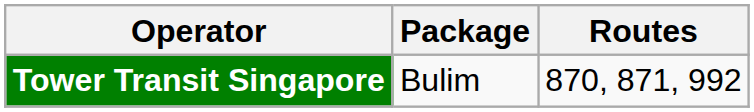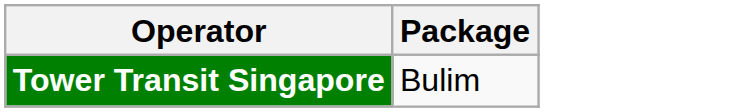- column: (643, 30)
